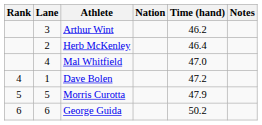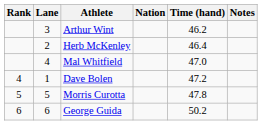(198, 95) 47.9 -> (198, 95) 47.8
